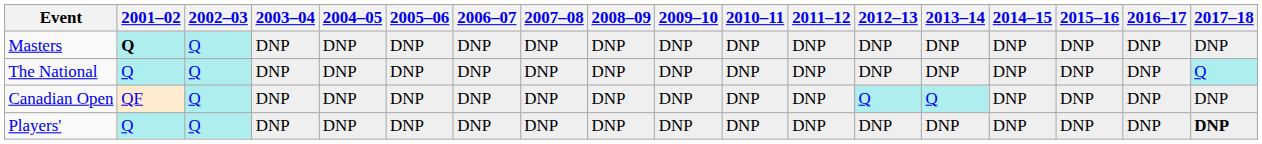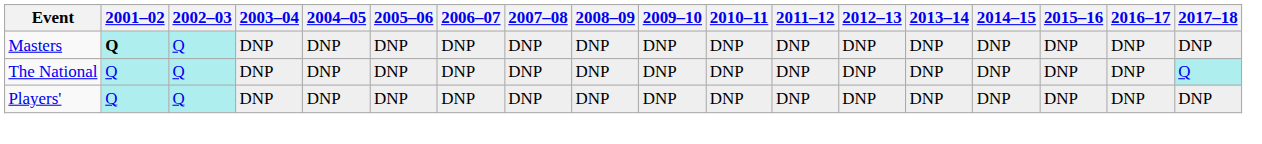- row: (61, 98)
(1212, 125) bold -> (1195, 98) normal
